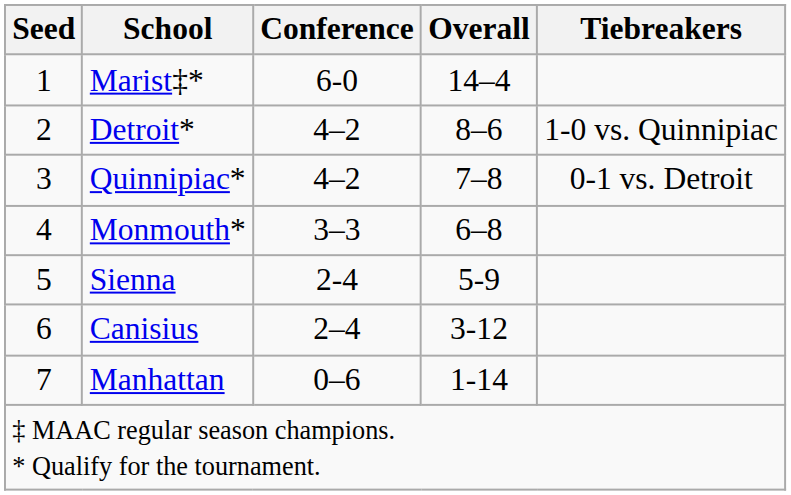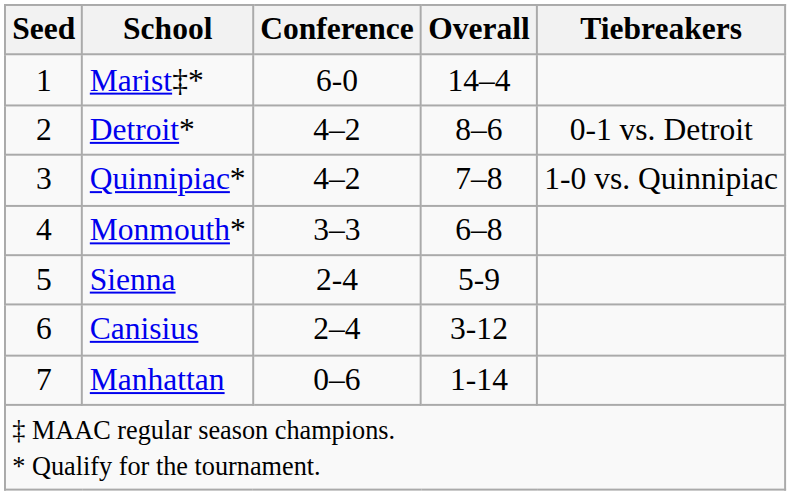(661, 129) 1-0 vs. Quinnipiac -> (661, 129) 0-1 vs. Detroit
(661, 179) 0-1 vs. Detroit -> (661, 179) 1-0 vs. Quinnipiac
